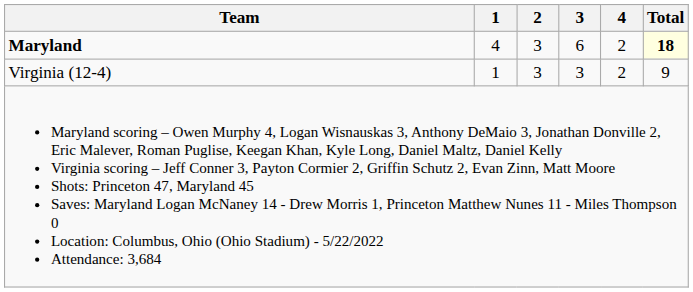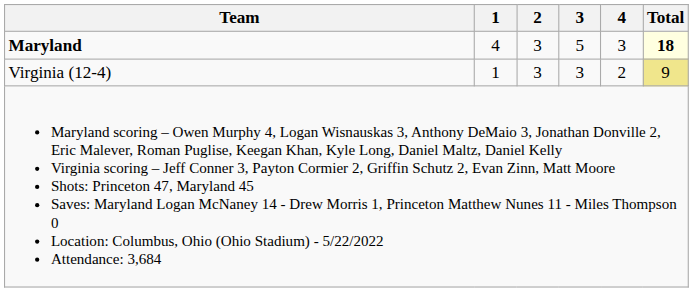(580, 45) 6 -> (580, 45) 5
(622, 45) 2 -> (622, 45) 3
(666, 72) no background -> (666, 72) khaki background
